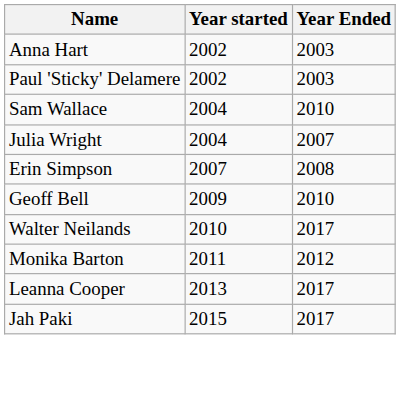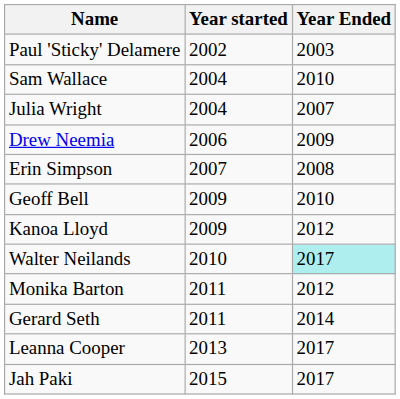- row: (49, 49)
+ row: (62, 139)
+ row: (58, 229)
(315, 229) no background -> (315, 259) paleturquoise background
+ row: (54, 318)
